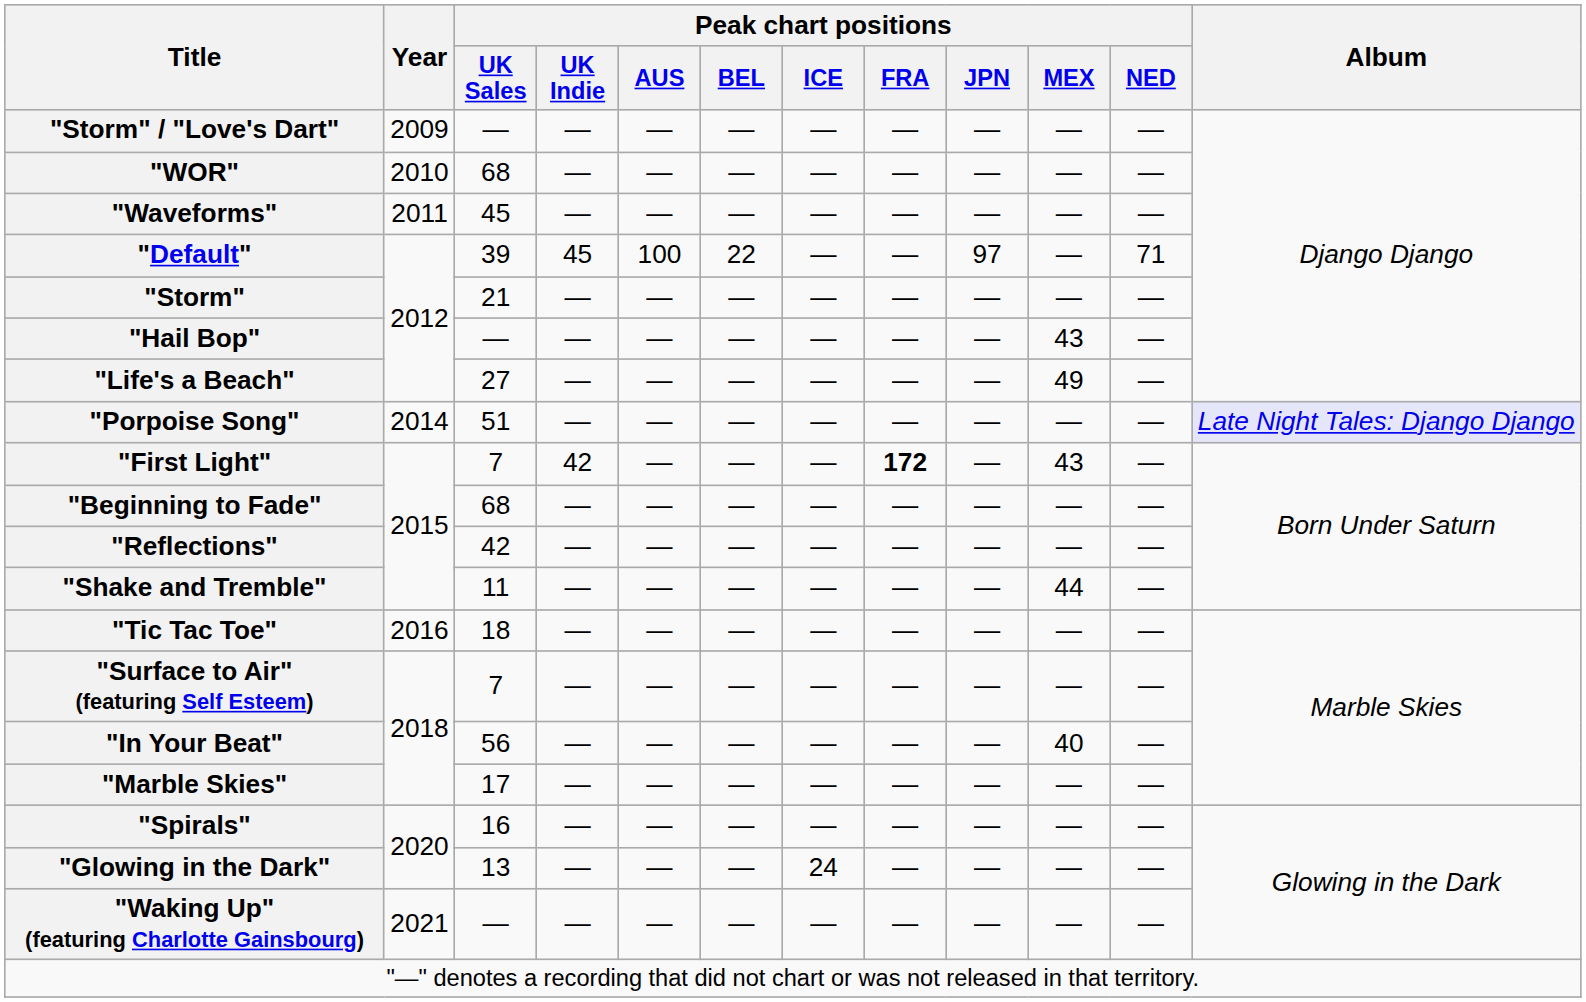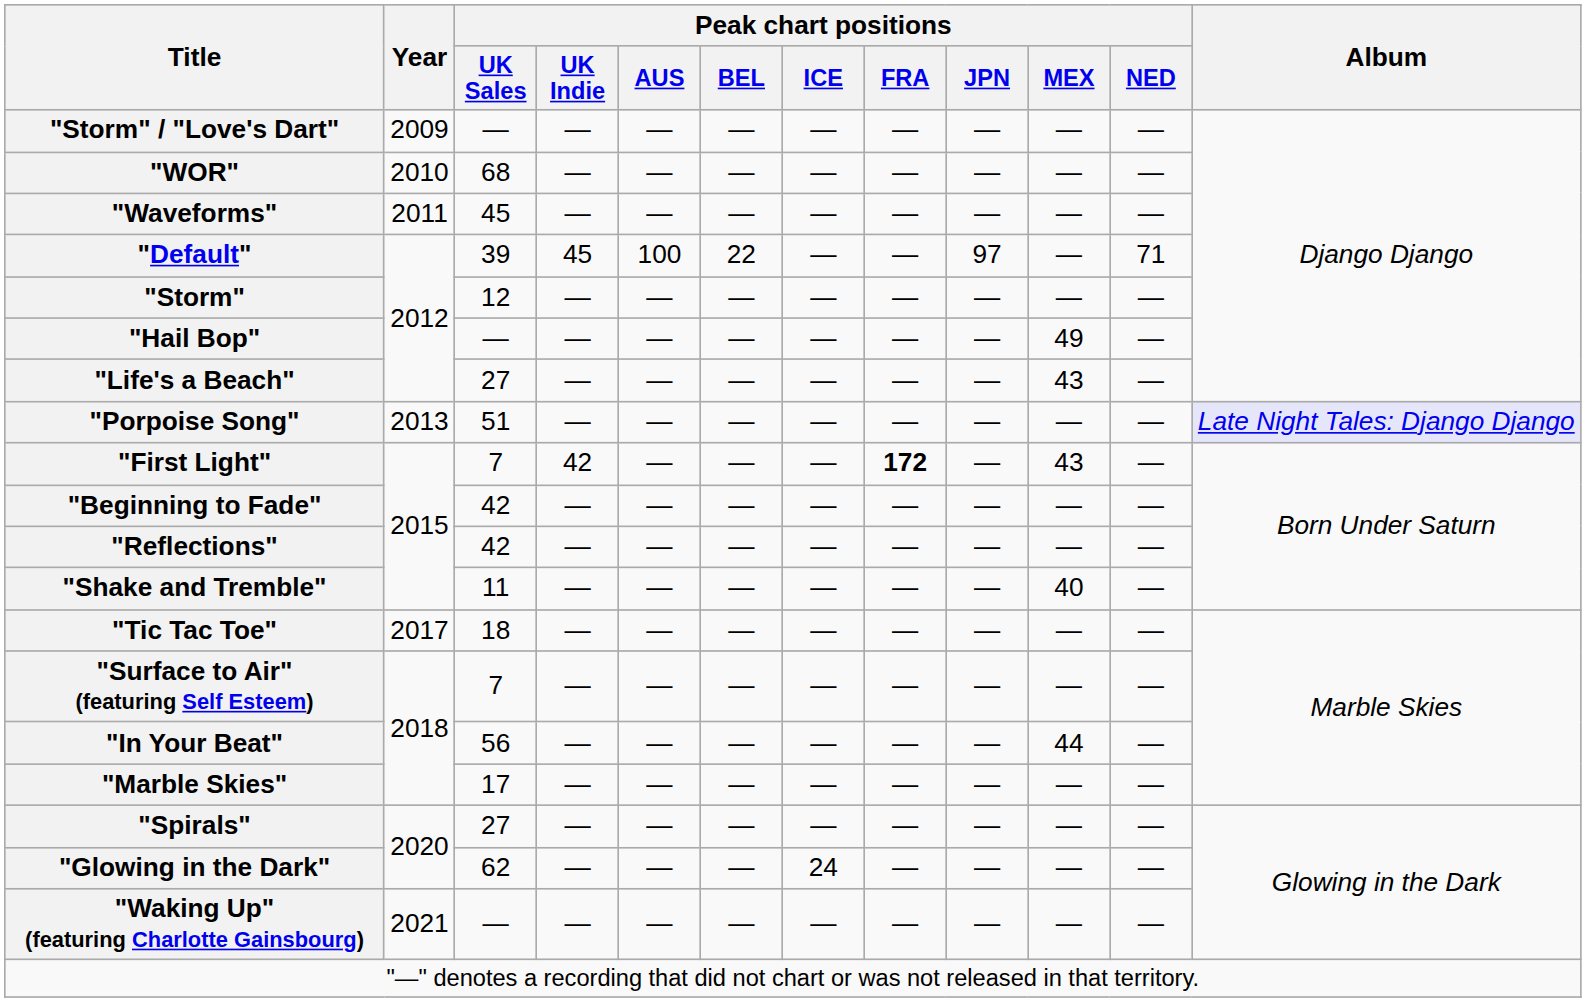(496, 296) 21 -> (496, 296) 12
(1069, 338) 43 -> (1069, 338) 49
(1069, 380) 49 -> (1069, 380) 43
(420, 421) 2014 -> (420, 421) 2013
(496, 505) 68 -> (496, 505) 42
(1069, 588) 44 -> (1069, 588) 40
(420, 629) 2016 -> (420, 629) 2017
(1069, 742) 40 -> (1069, 742) 44
(496, 825) 16 -> (496, 825) 27
(496, 867) 13 -> (496, 867) 62
